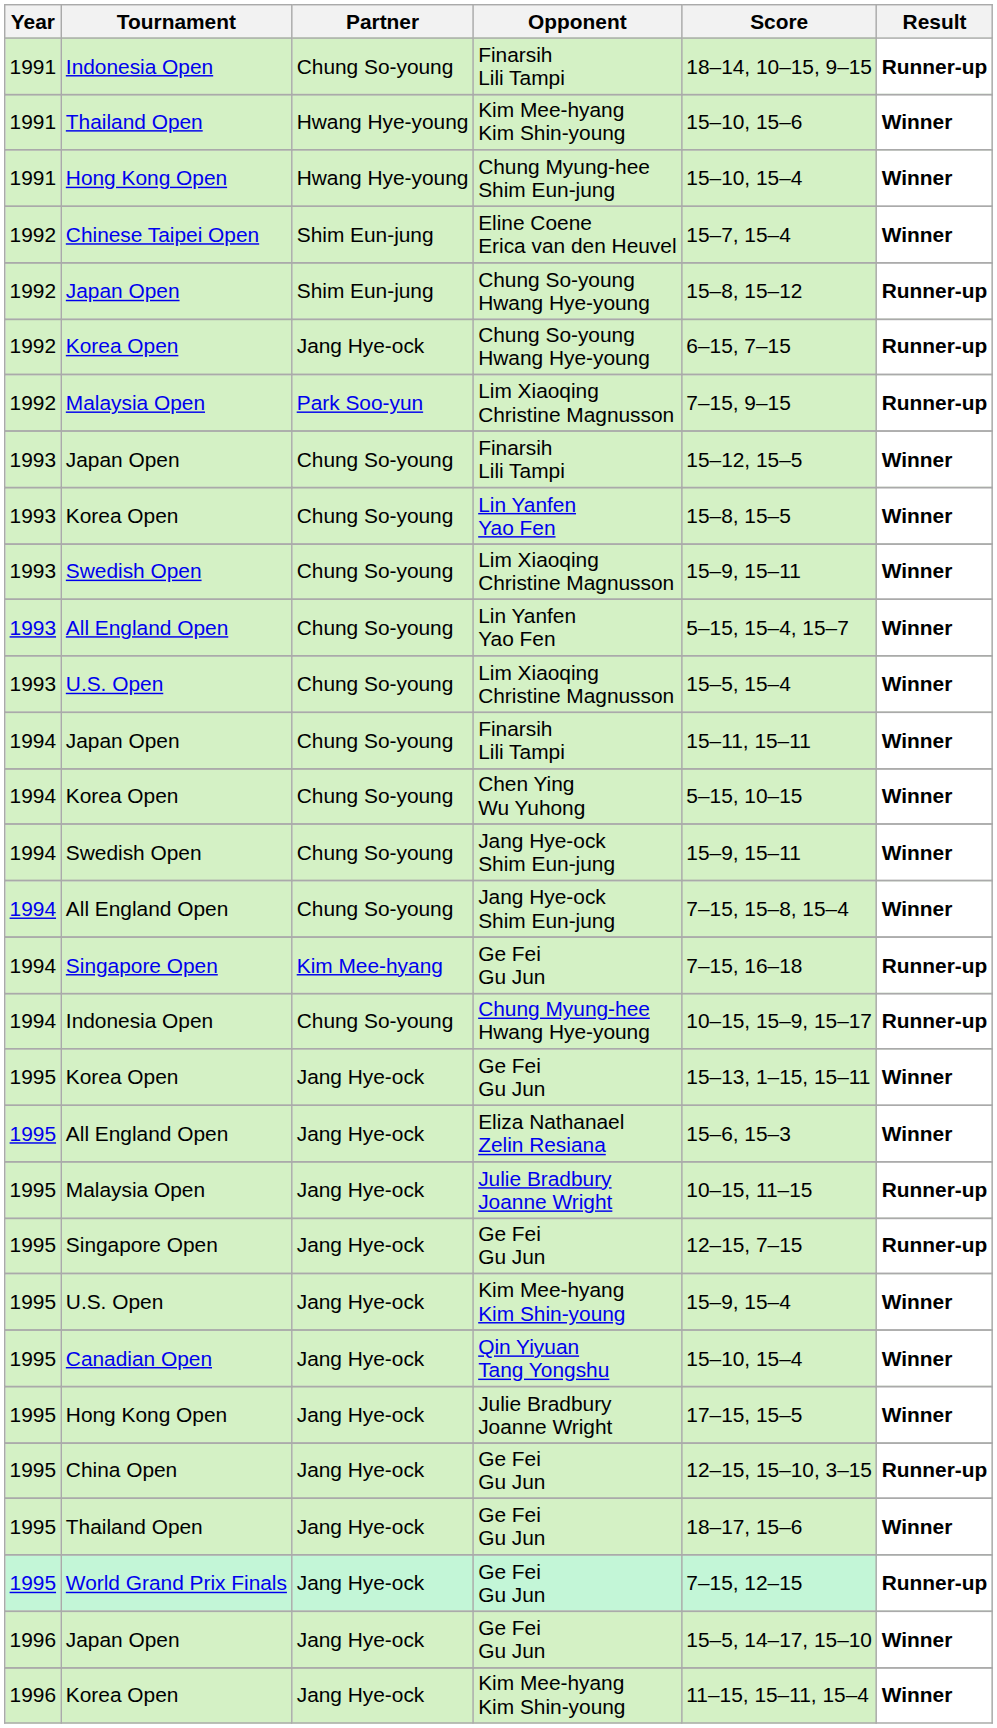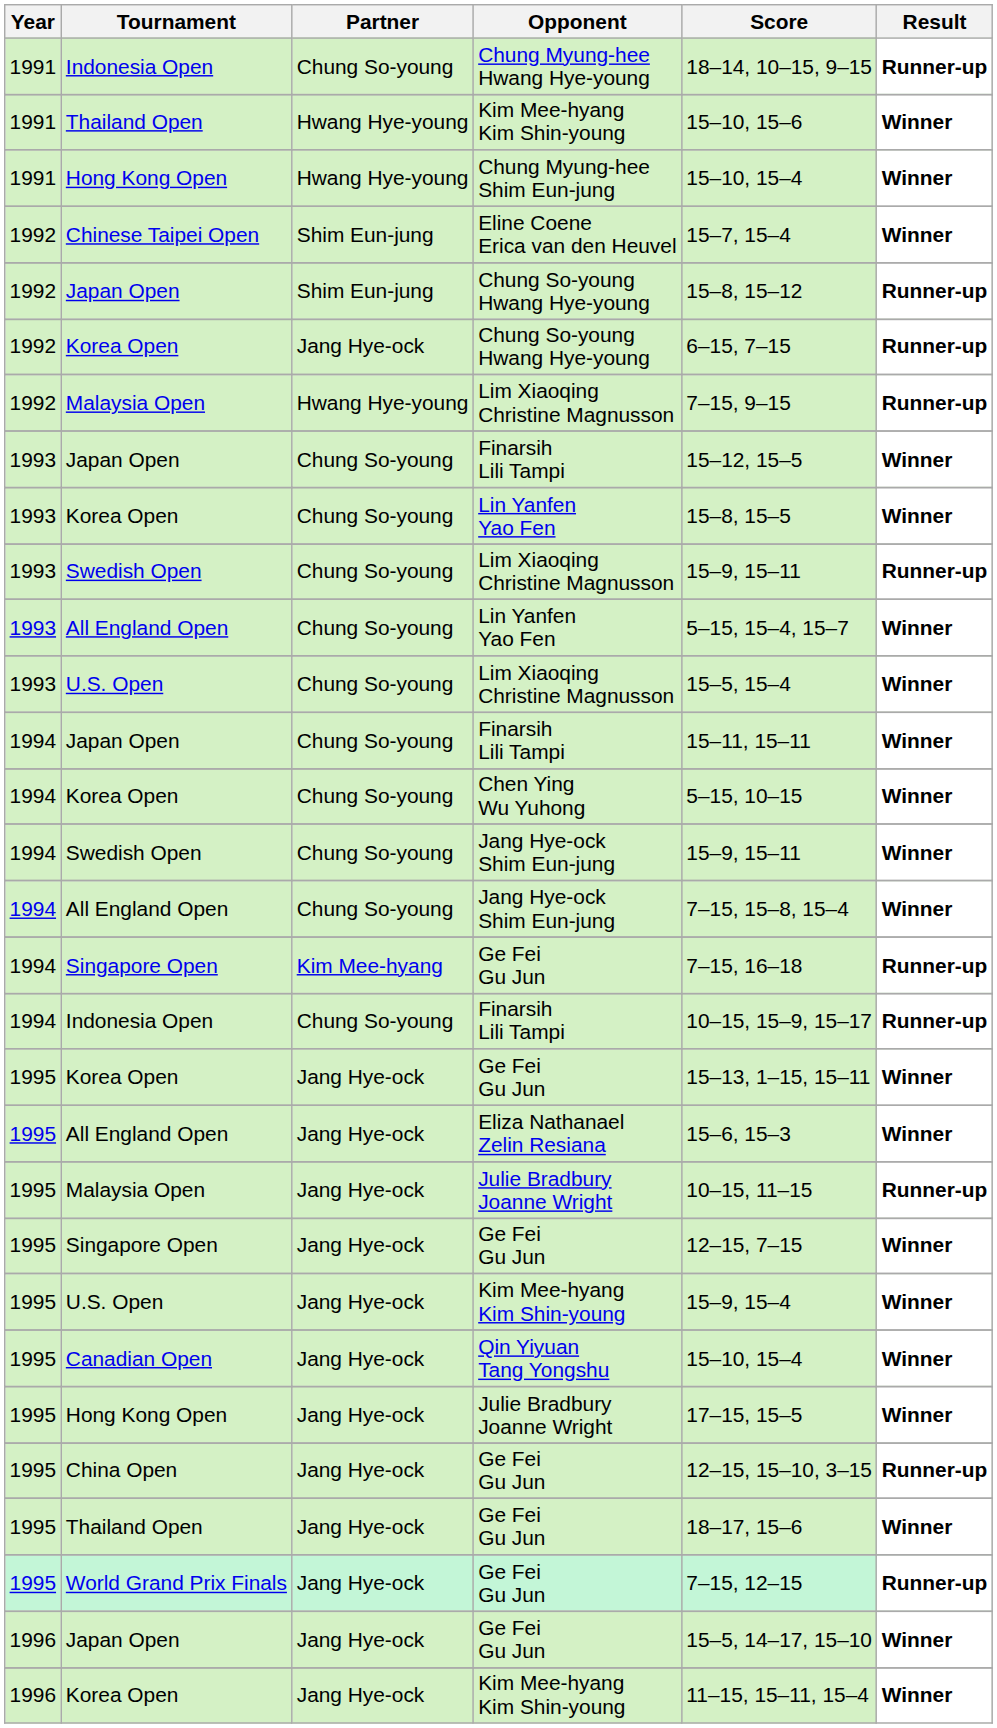(521, 66) Finarsih Lili Tampi -> (564, 66) Chung Myung-hee Hwang Hye-young
(360, 403) Park Soo-yun -> (383, 403) Hwang Hye-young
(917, 572) Winner -> (935, 572) Runner-up
(564, 1021) Chung Myung-hee Hwang Hye-young -> (521, 1021) Finarsih Lili Tampi
(935, 1246) Runner-up -> (917, 1246) Winner
